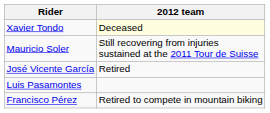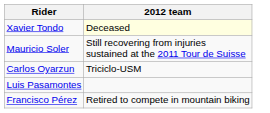- row: (50, 69)
+ row: (40, 69)
